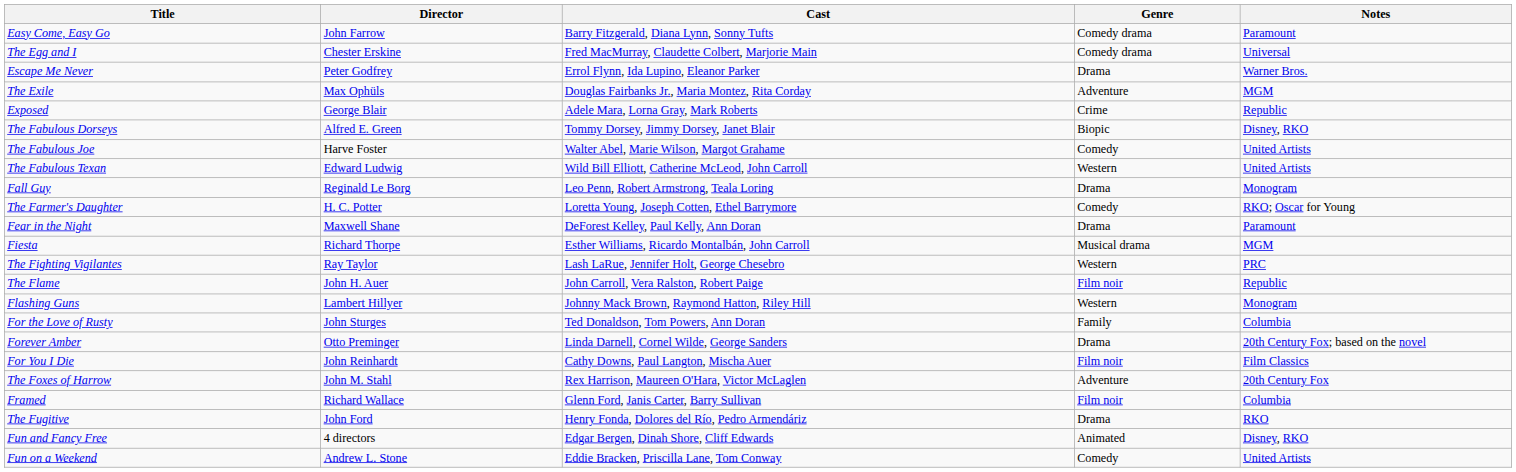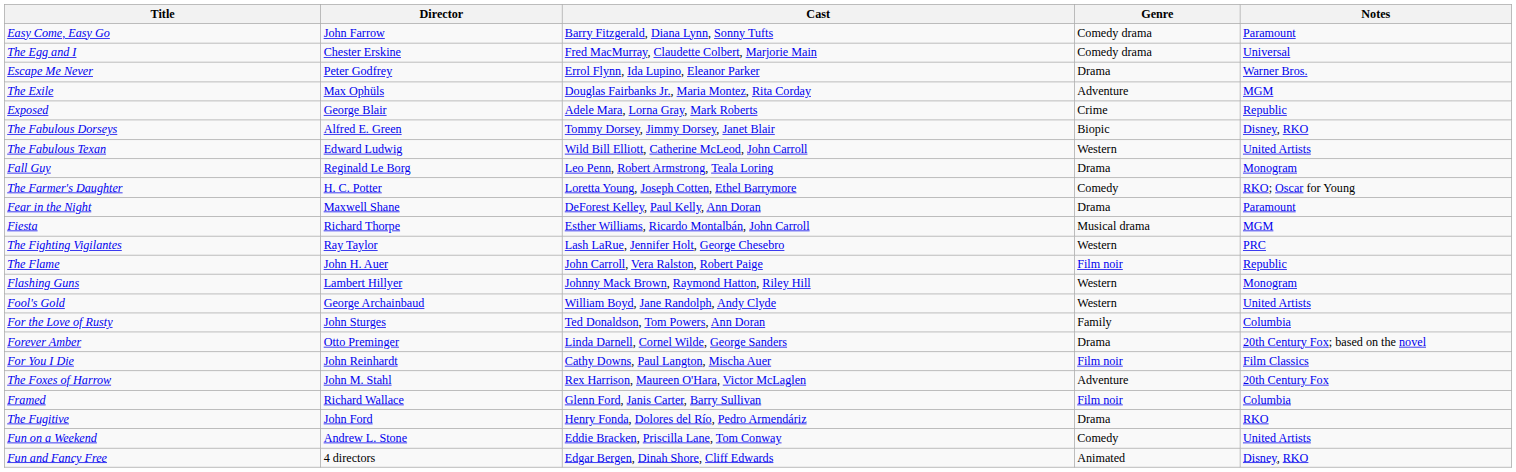- row: (51, 149)
+ row: (36, 303)
rows swapped: (57, 438) <-> (52, 457)
